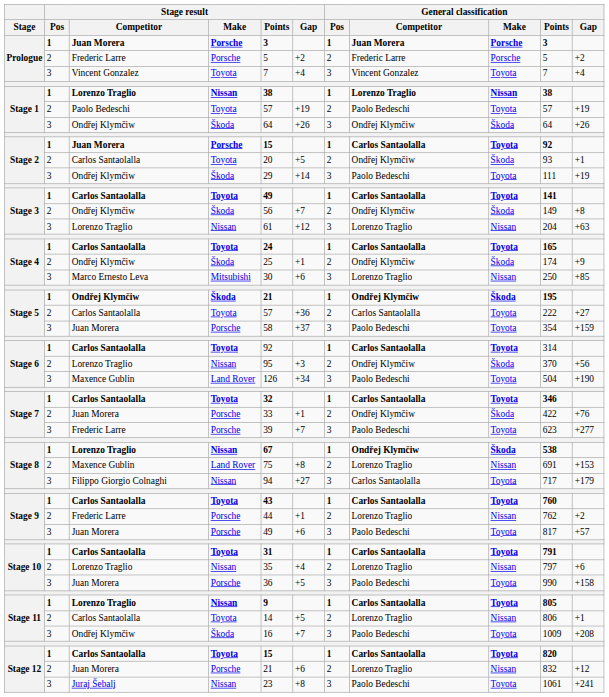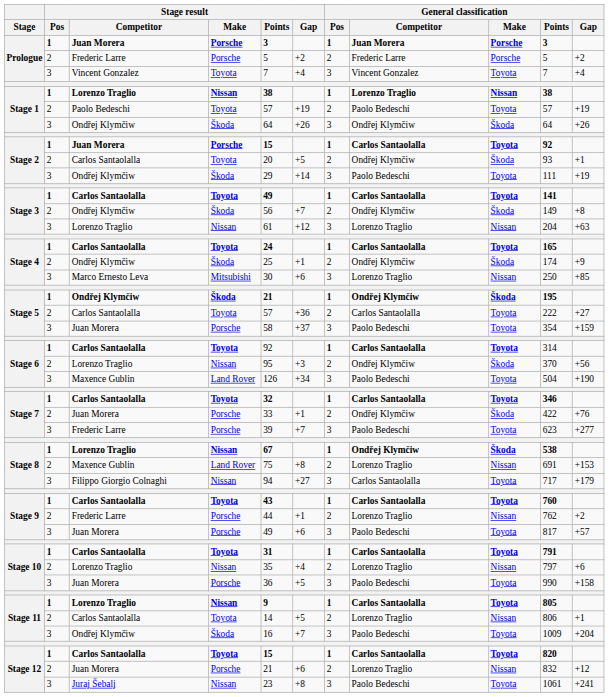(584, 633) +208 -> (584, 633) +204
